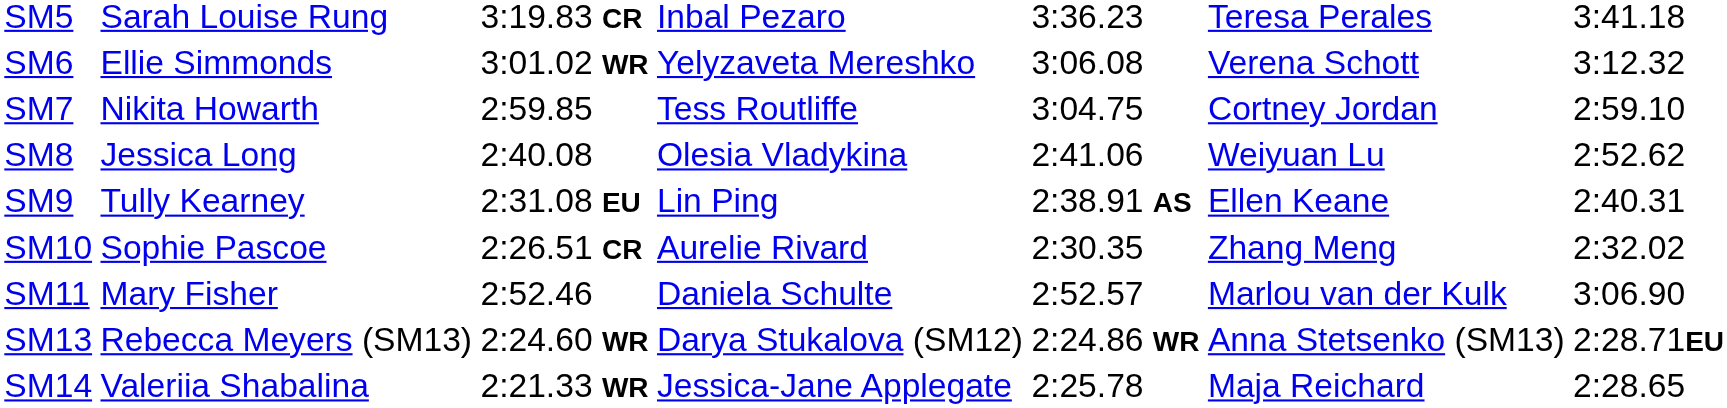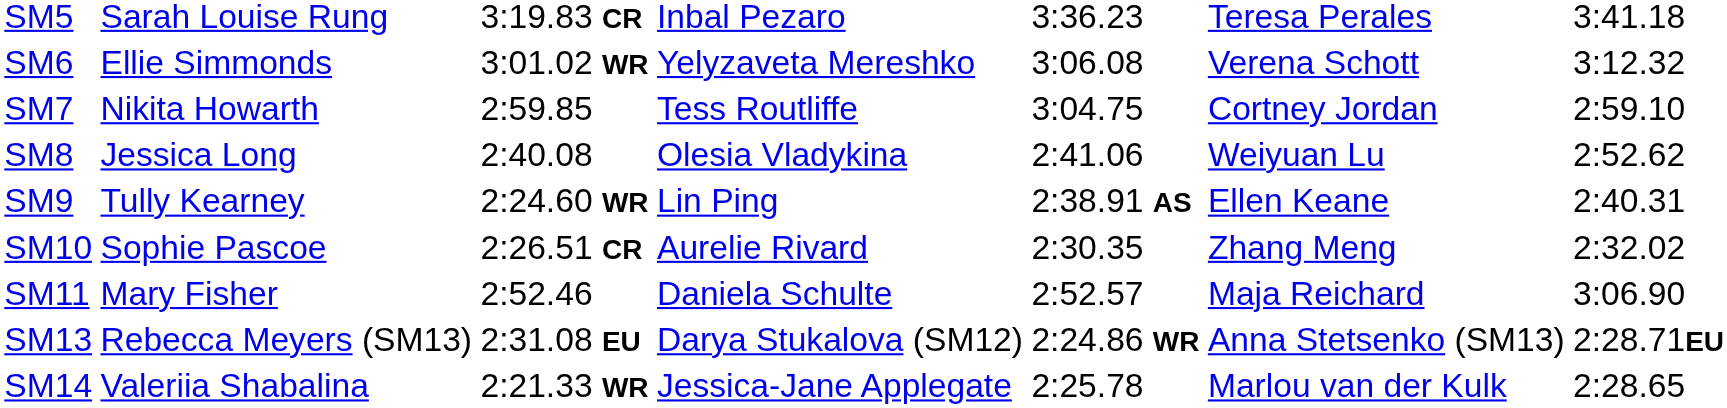(561, 201) 2:31.08 EU -> (565, 201) 2:24.60 WR
(1357, 293) Marlou van der Kulk -> (1316, 293) Maja Reichard
(565, 340) 2:24.60 WR -> (561, 340) 2:31.08 EU
(1316, 386) Maja Reichard -> (1357, 386) Marlou van der Kulk
